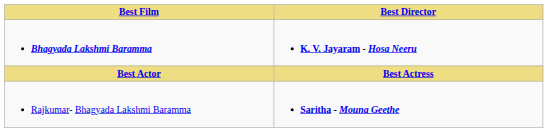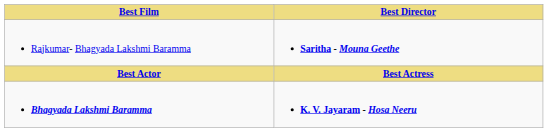rows swapped: (139, 48) <-> (139, 110)
